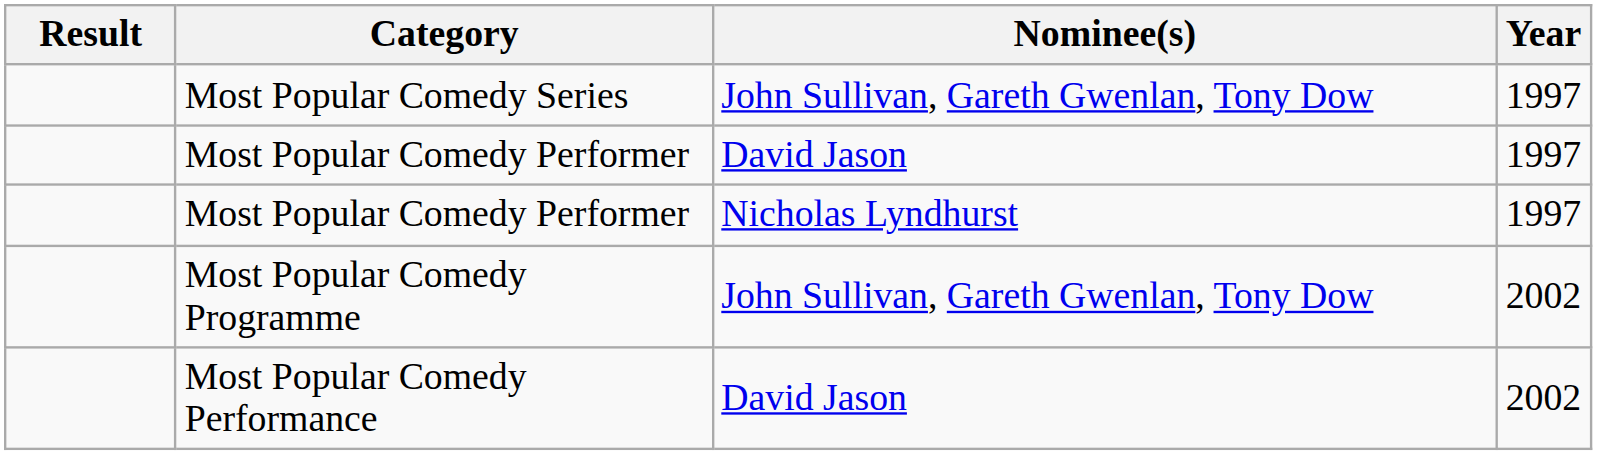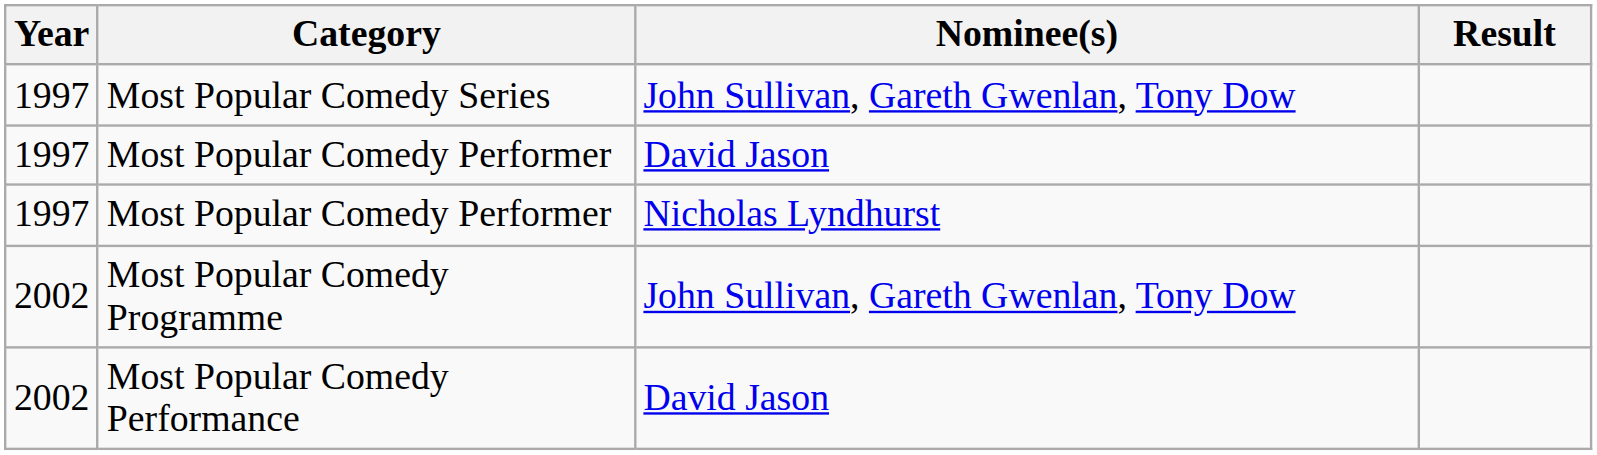columns swapped: (1543, 34) <-> (91, 34)
